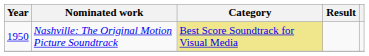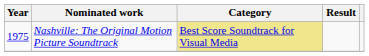(18, 36) 1950 -> (18, 36) 1975
